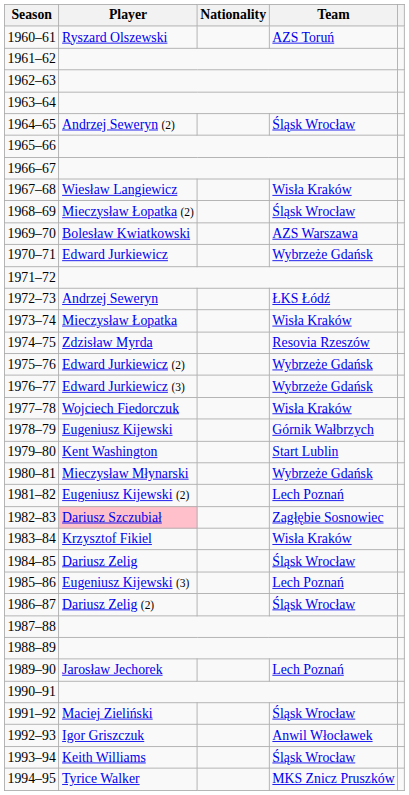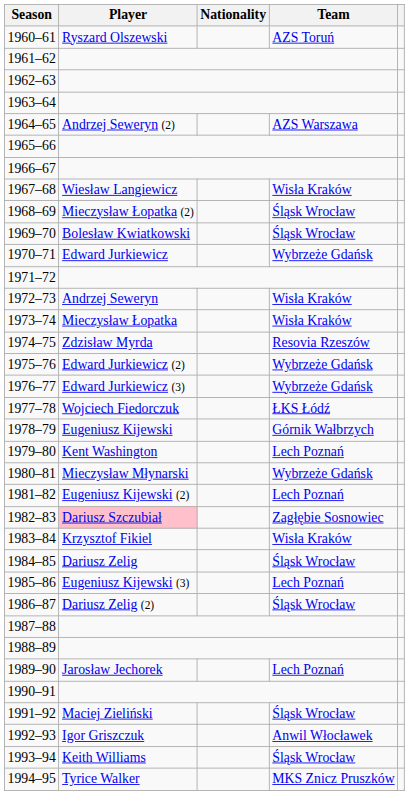(314, 124) Śląsk Wrocław -> (315, 124) AZS Warszawa
(315, 233) AZS Warszawa -> (314, 233) Śląsk Wrocław
(301, 299) ŁKS Łódź -> (312, 299) Wisła Kraków
(312, 408) Wisła Kraków -> (301, 408) ŁKS Łódź
(305, 451) Start Lublin -> (308, 451) Lech Poznań
